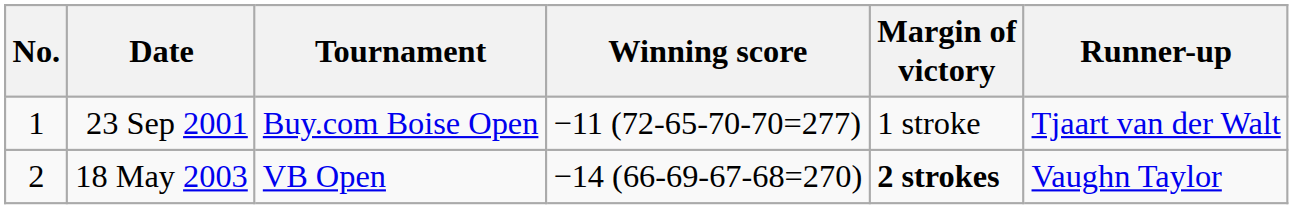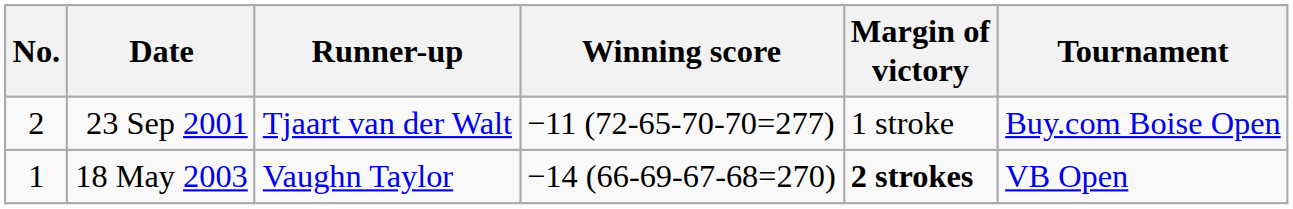columns swapped: (401, 50) <-> (1156, 50)
(36, 123) 1 -> (36, 123) 2
(36, 176) 2 -> (36, 176) 1
